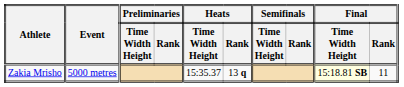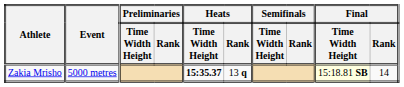(203, 73) normal -> (204, 73) bold
(383, 73) 11 -> (384, 73) 14
